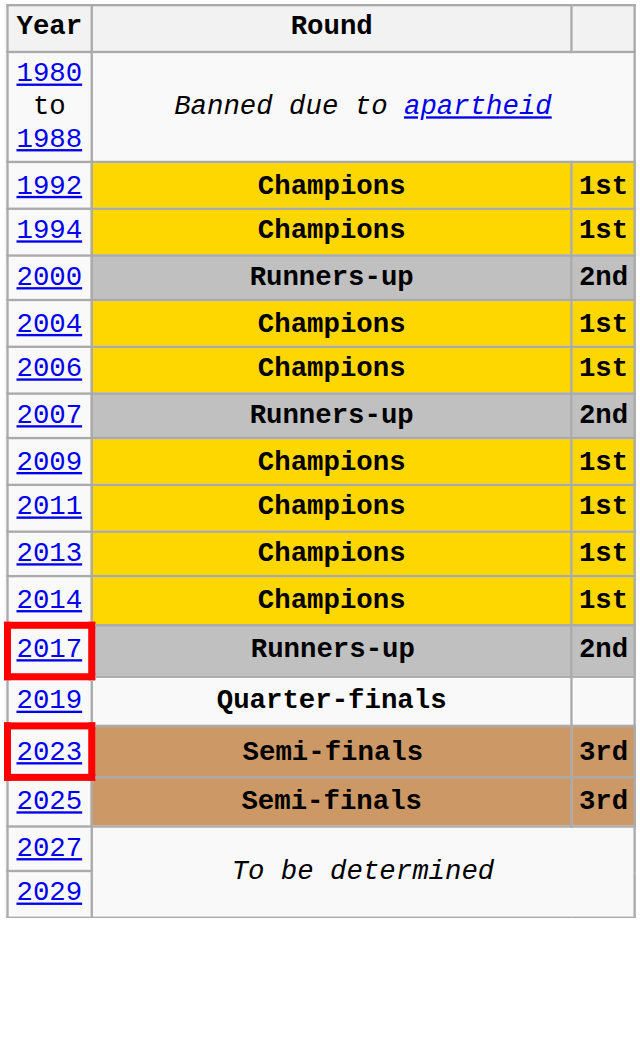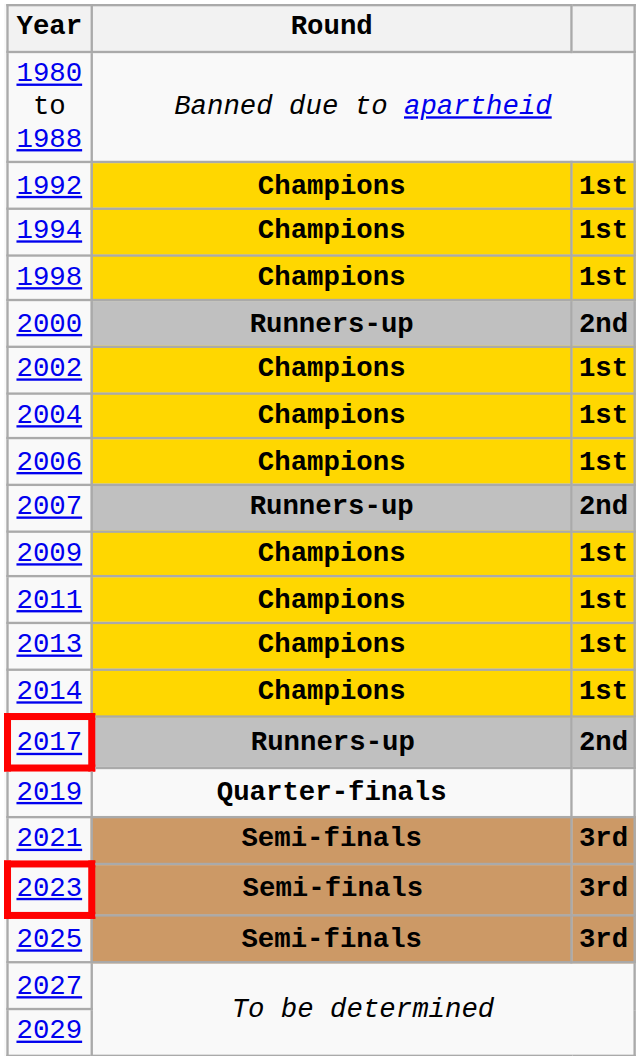+ row: (49, 277)
+ row: (49, 369)
+ row: (49, 839)
